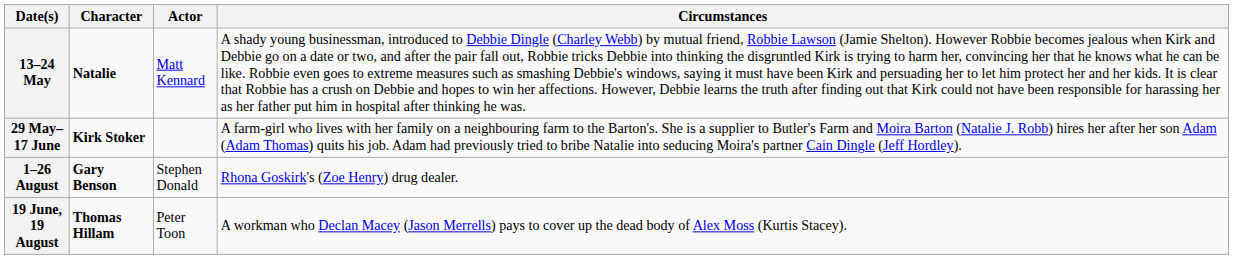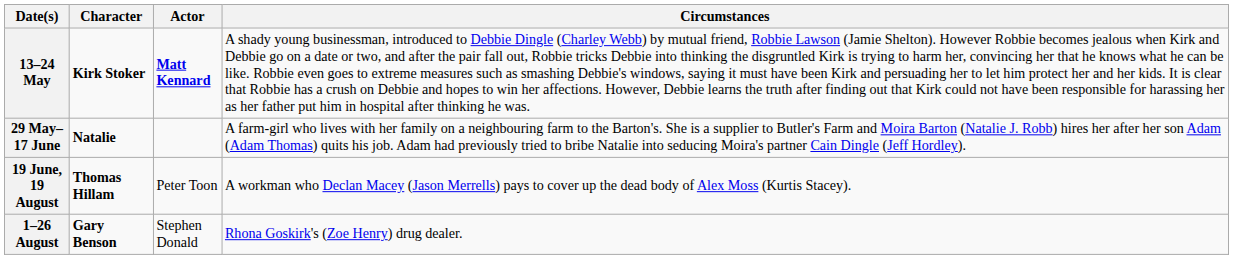(94, 73) Natalie -> (109, 73) Kirk Stoker
(181, 73) normal -> (183, 73) bold
(109, 138) Kirk Stoker -> (94, 138) Natalie
rows swapped: (37, 226) <-> (37, 177)
